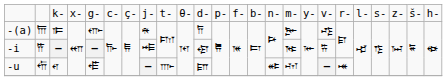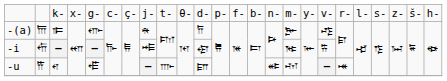(41, 48) 𐎡 -> (42, 48) 𐎢
(42, 66) 𐎢 -> (41, 66) 𐎡
